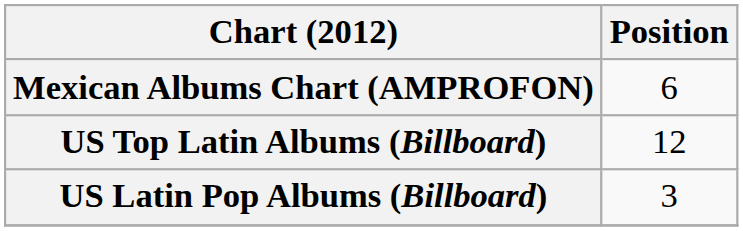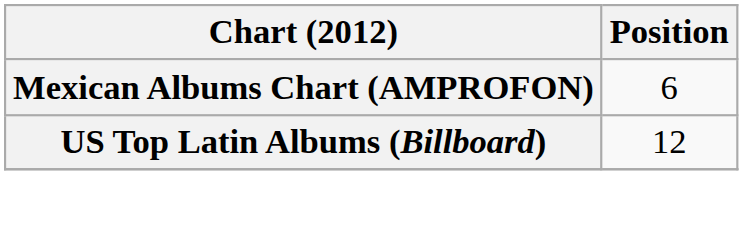- row: (303, 196)
